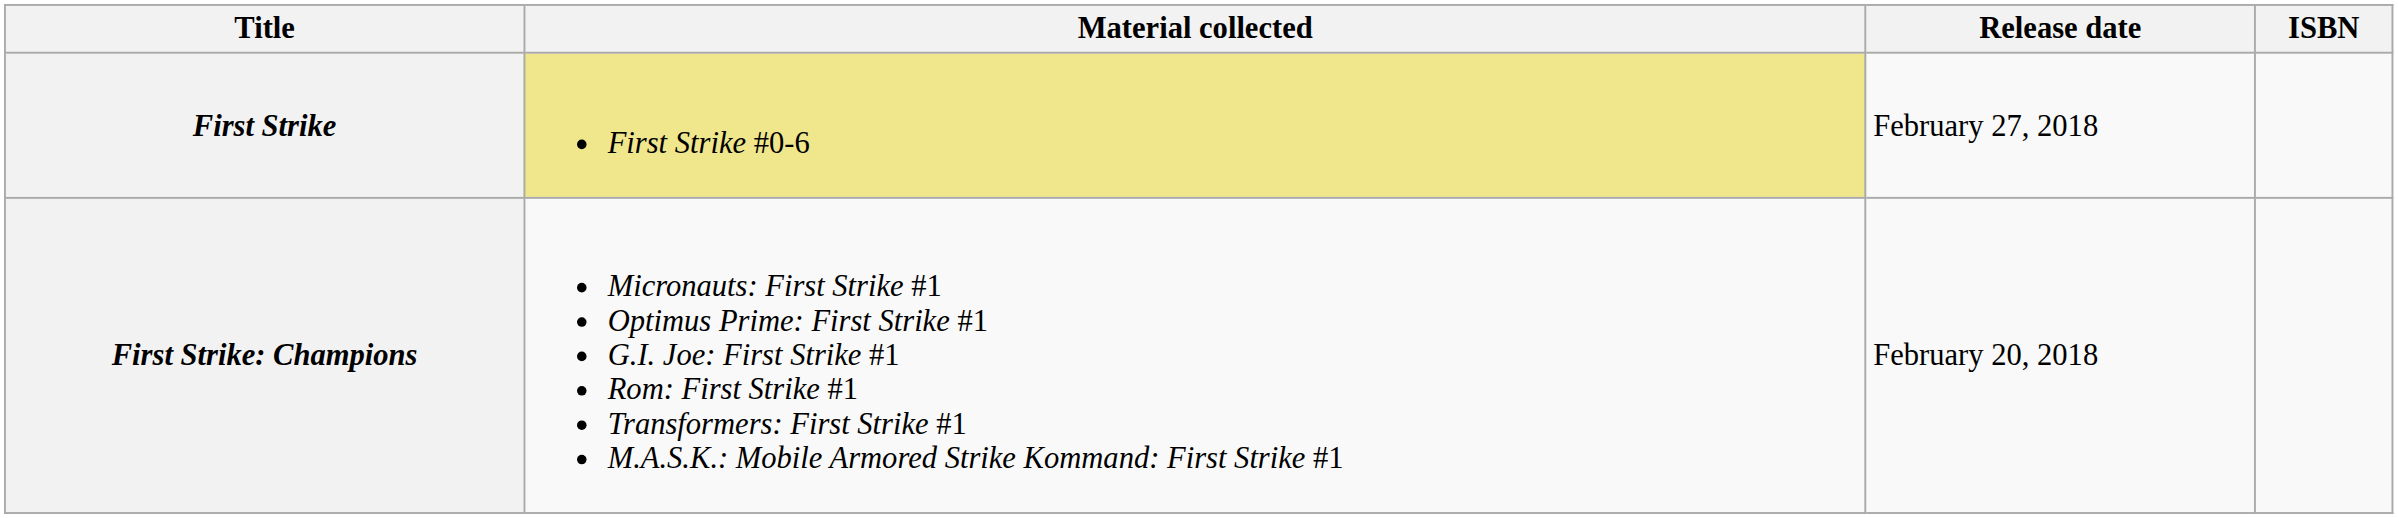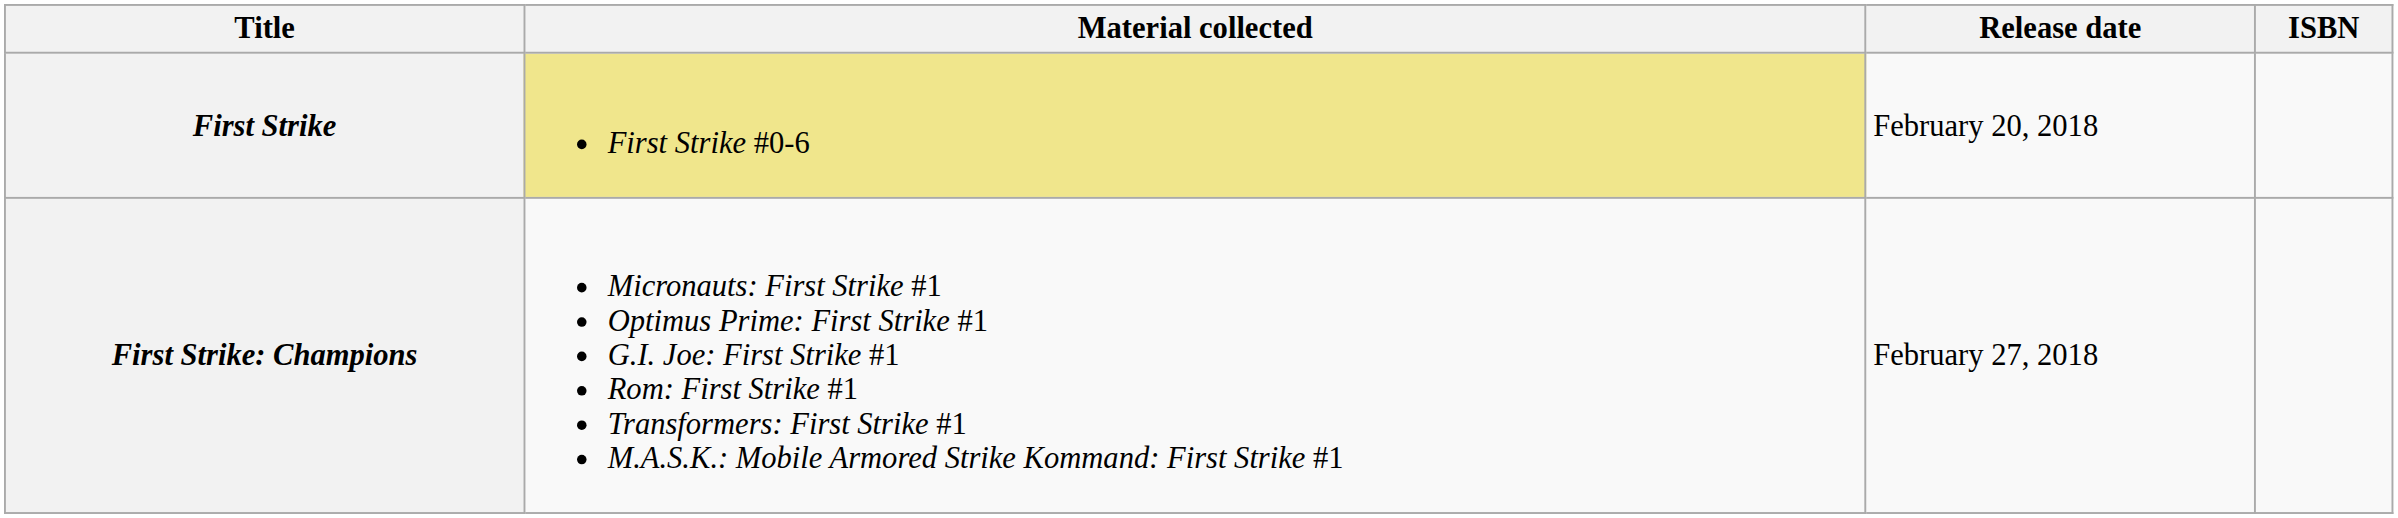(1986, 124) February 27, 2018 -> (1986, 124) February 20, 2018
(1986, 354) February 20, 2018 -> (1986, 354) February 27, 2018
